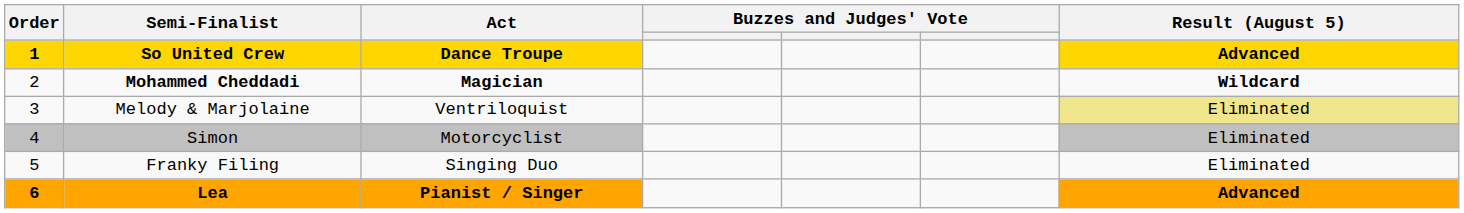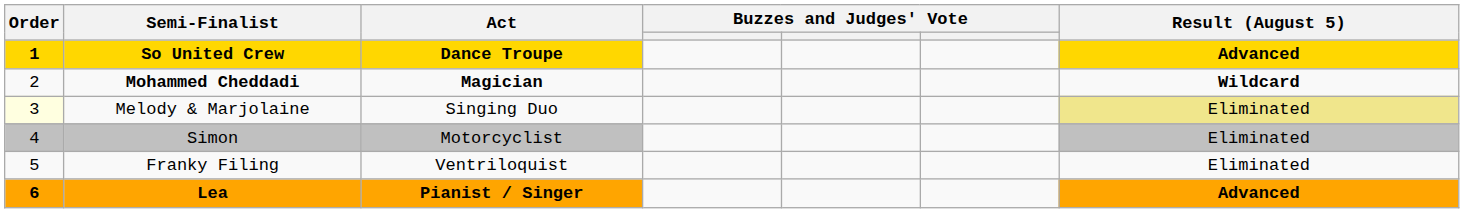(34, 110) no background -> (34, 110) lightyellow background
(502, 110) Ventriloquist -> (502, 110) Singing Duo
(502, 165) Singing Duo -> (502, 165) Ventriloquist
